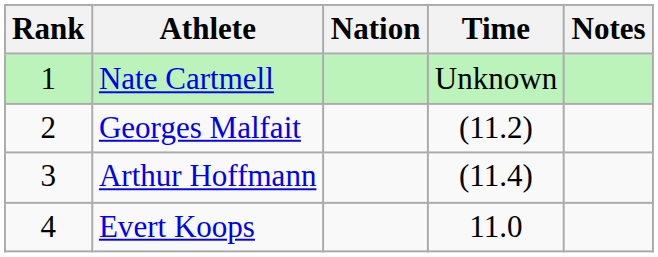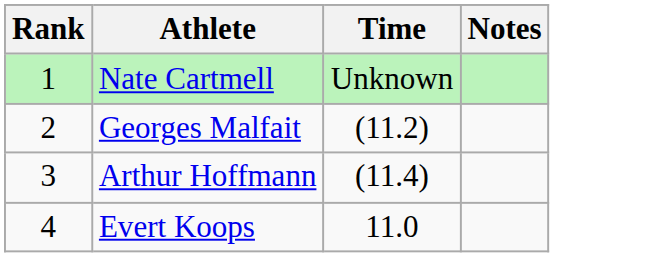- column: (376, 29)
